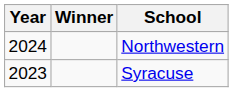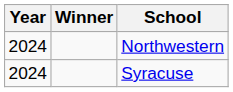(28, 73) 2023 -> (28, 73) 2024
